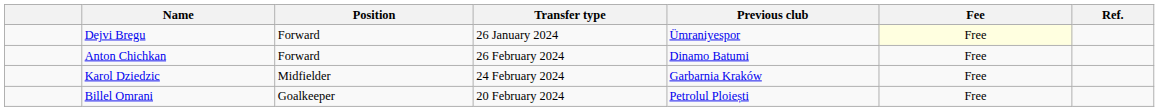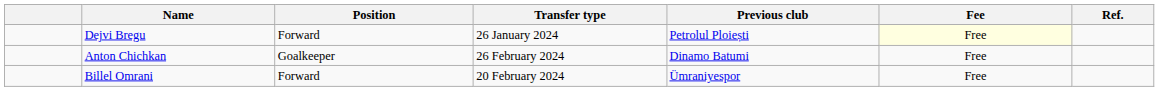(705, 34) Ümraniyespor -> (709, 34) Petrolul Ploiești
(299, 55) Forward -> (306, 55) Goalkeeper
- row: (122, 75)
(306, 95) Goalkeeper -> (299, 75) Forward
(709, 95) Petrolul Ploiești -> (705, 75) Ümraniyespor
